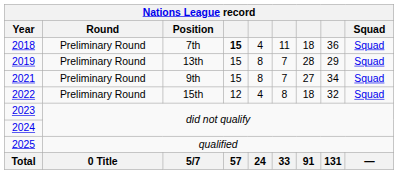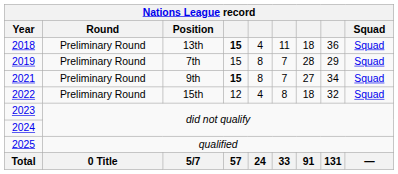(193, 45) 7th -> (193, 45) 13th
(193, 62) 13th -> (193, 62) 7th
(236, 78) normal -> (236, 78) bold
